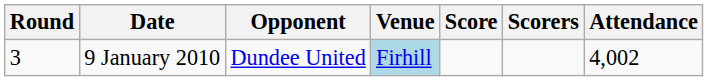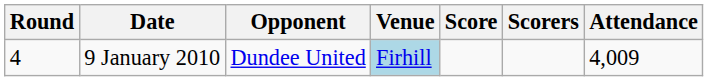(15, 57) 3 -> (15, 57) 4
(614, 57) 4,002 -> (614, 57) 4,009
